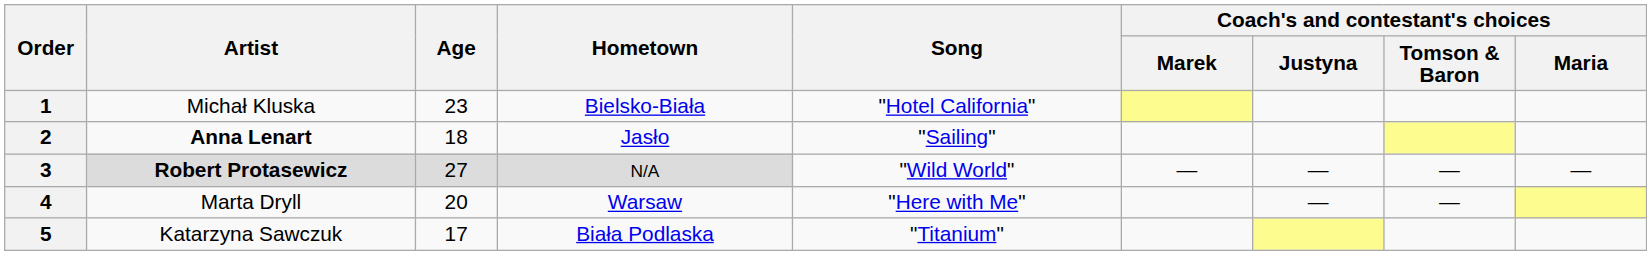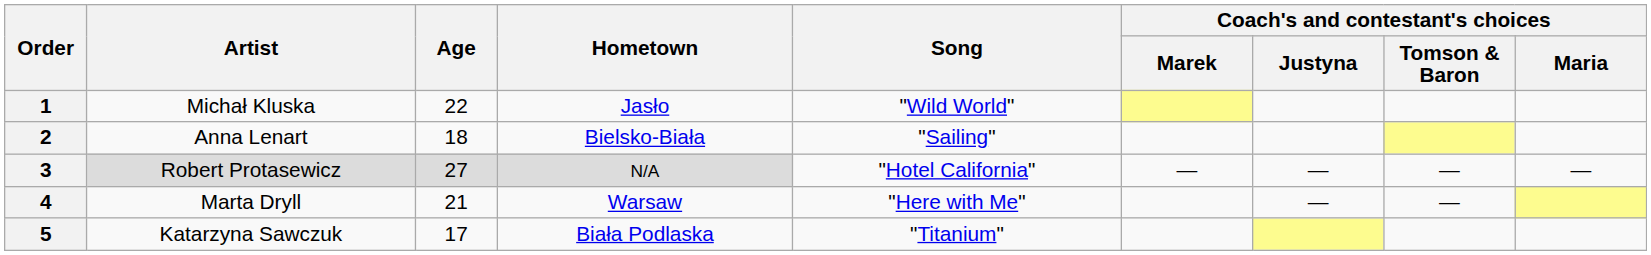(456, 106) 23 -> (456, 106) 22
(645, 106) Bielsko-Biała -> (645, 106) Jasło
(957, 106) "Hotel California" -> (957, 106) "Wild World"
(251, 138) bold -> (251, 138) normal
(645, 138) Jasło -> (645, 138) Bielsko-Biała
(251, 170) bold -> (251, 170) normal
(957, 170) "Wild World" -> (957, 170) "Hotel California"
(456, 202) 20 -> (456, 202) 21
